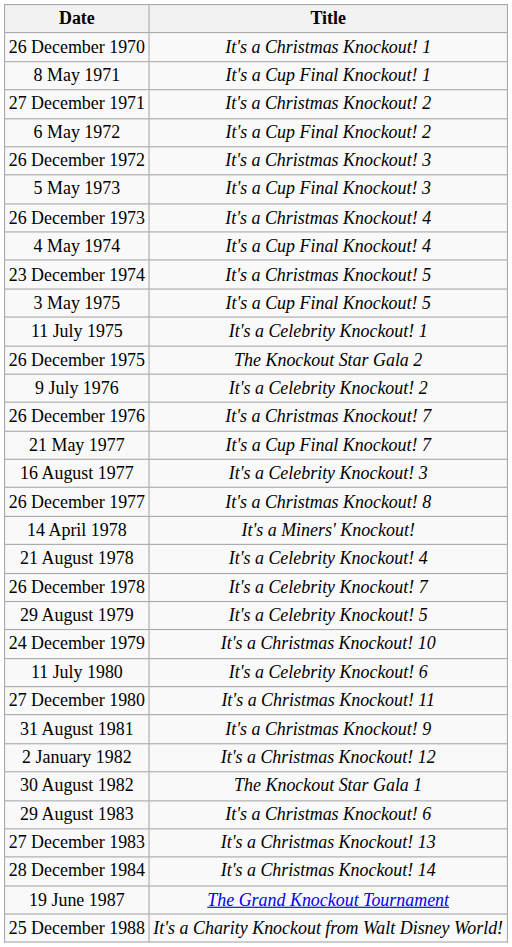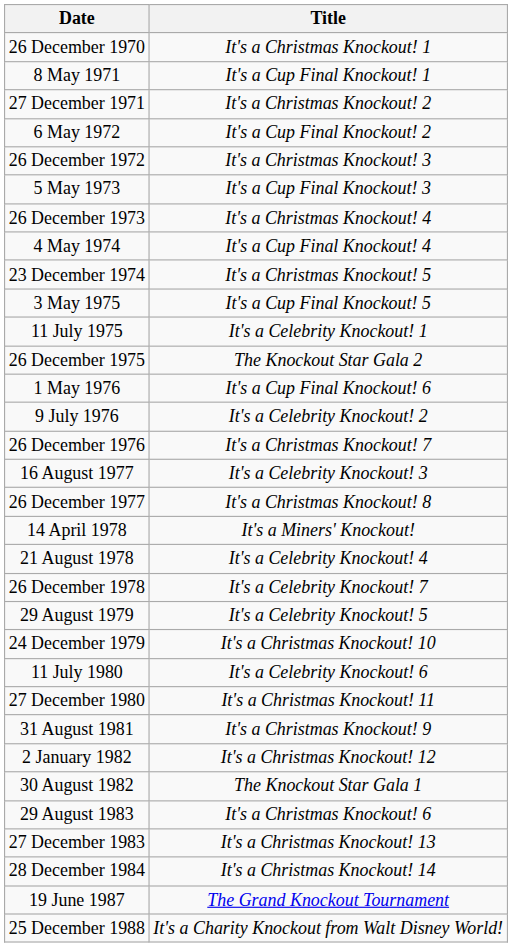+ row: (77, 388)
- row: (77, 445)
